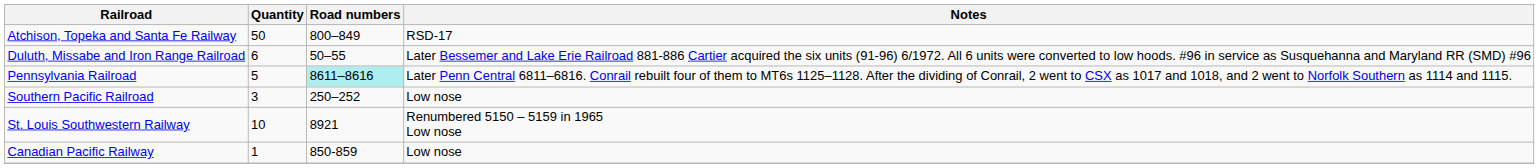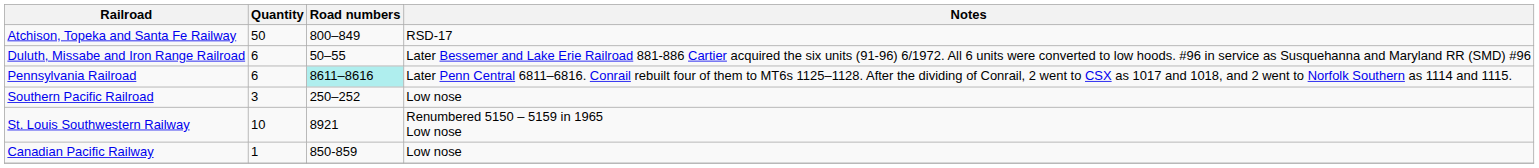(255, 76) 5 -> (255, 76) 6
